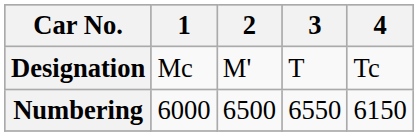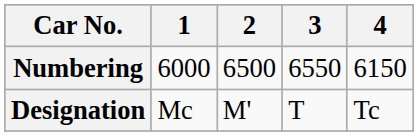rows swapped: (78, 67) <-> (78, 109)
